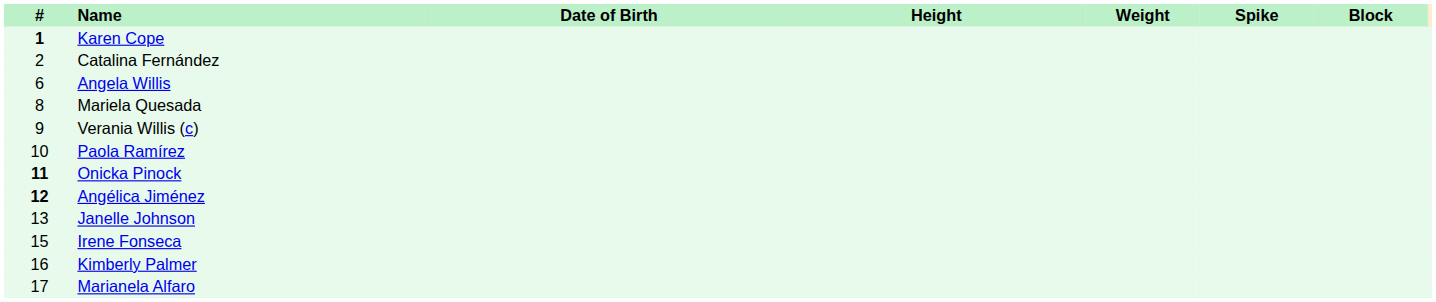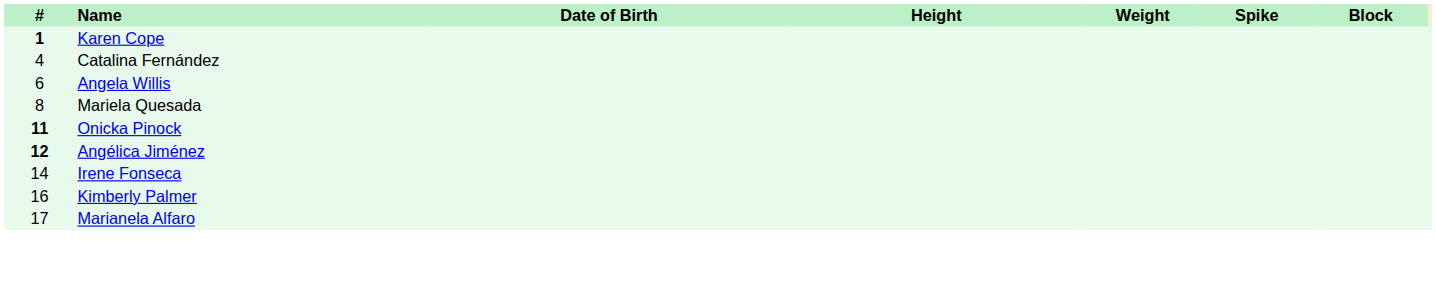(40, 60) 2 -> (40, 60) 4
- row: (138, 128)
- row: (131, 151)
- row: (136, 219)
(40, 241) 15 -> (40, 174) 14
